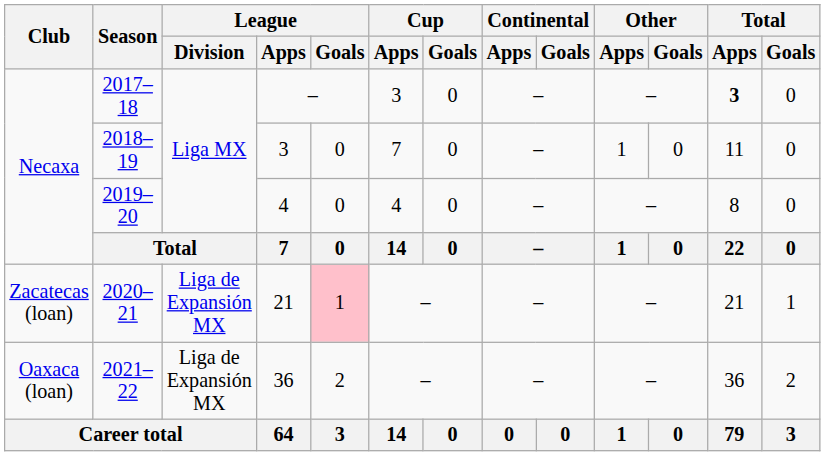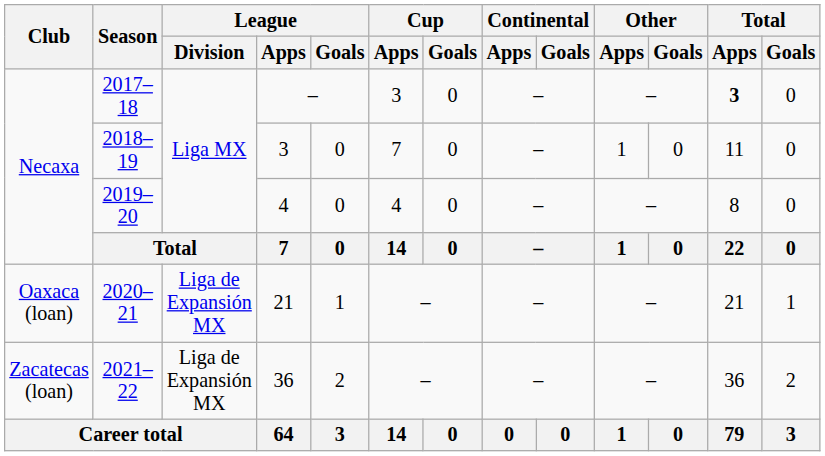(49, 303) Zacatecas (loan) -> (49, 303) Oaxaca (loan)
(340, 303) pink background -> (340, 303) no background
(49, 380) Oaxaca (loan) -> (49, 380) Zacatecas (loan)
